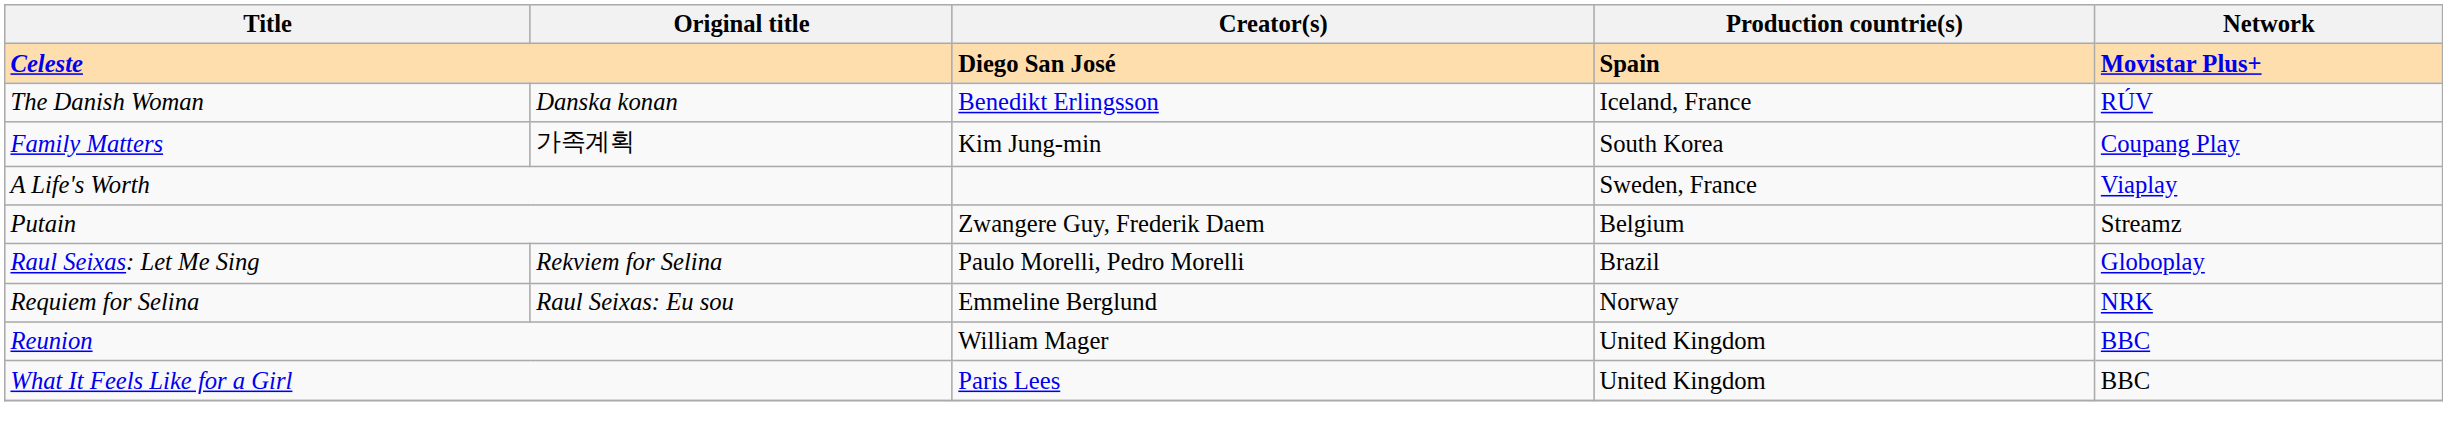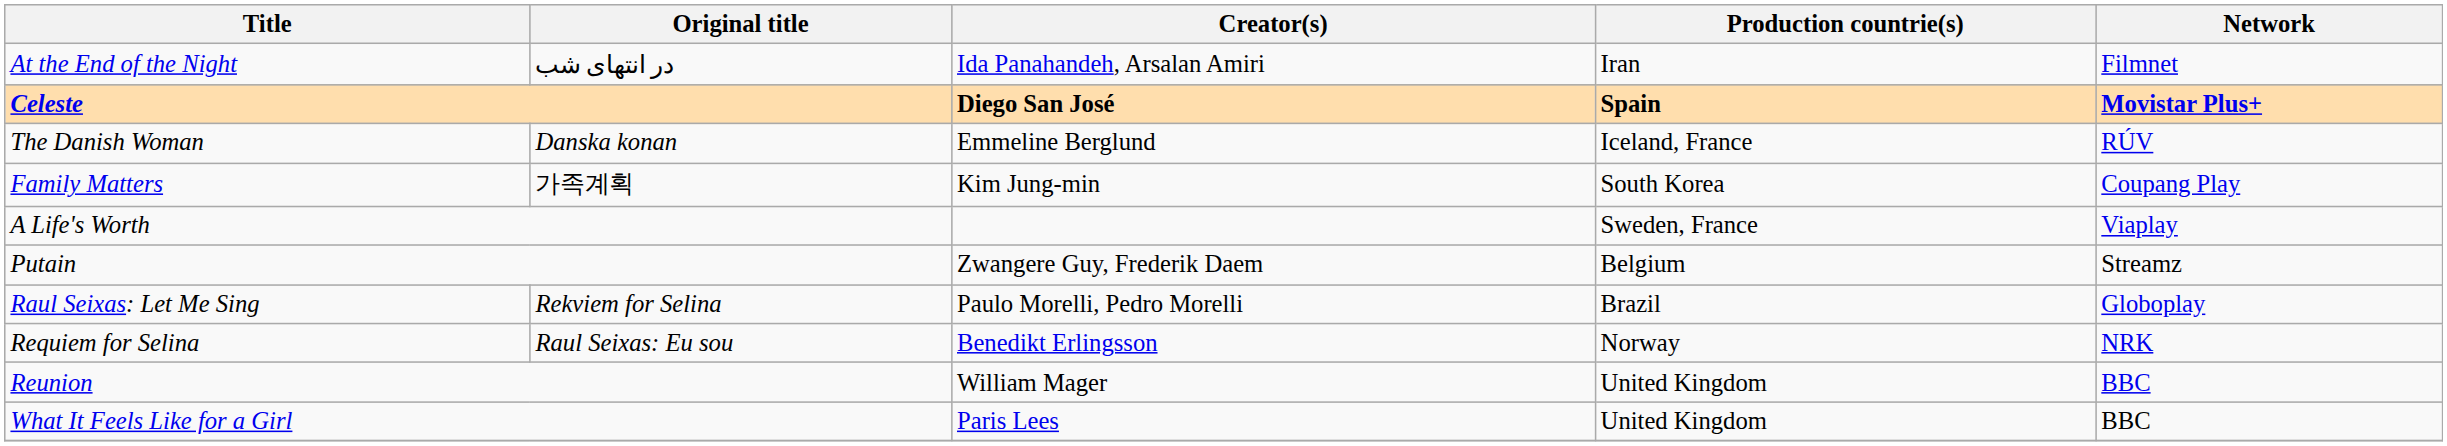+ row: (124, 63)
(1059, 102) Benedikt Erlingsson -> (1056, 142) Emmeline Berglund
(1058, 302) Emmeline Berglund -> (1057, 342) Benedikt Erlingsson
